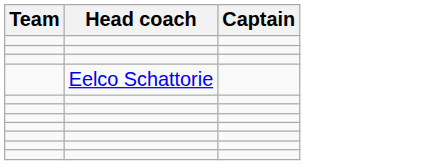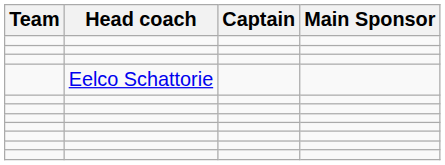+ column: (370, 20)
